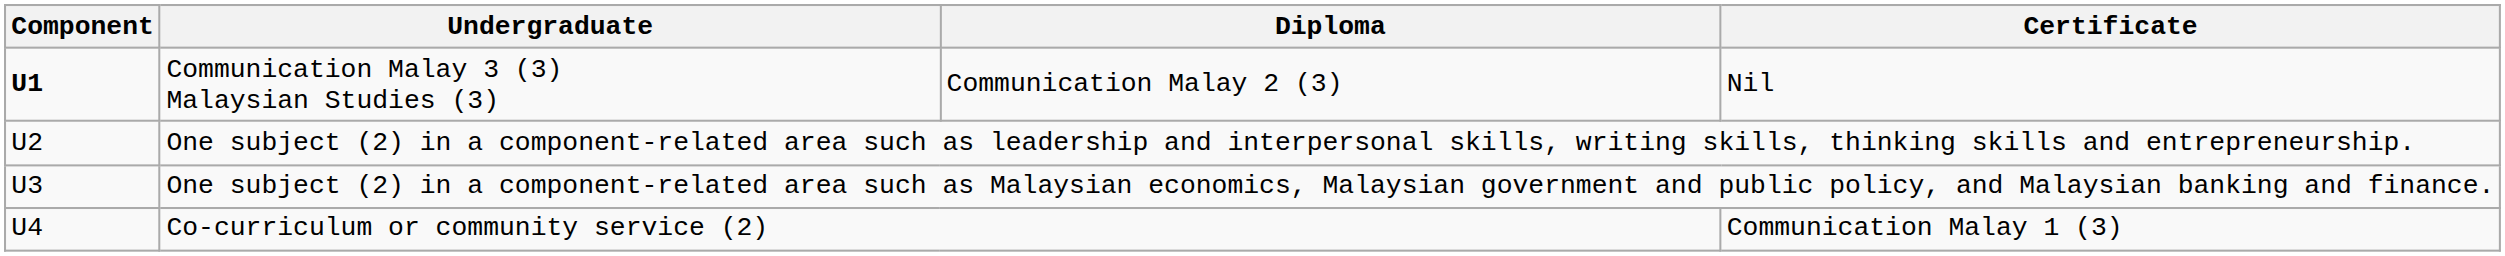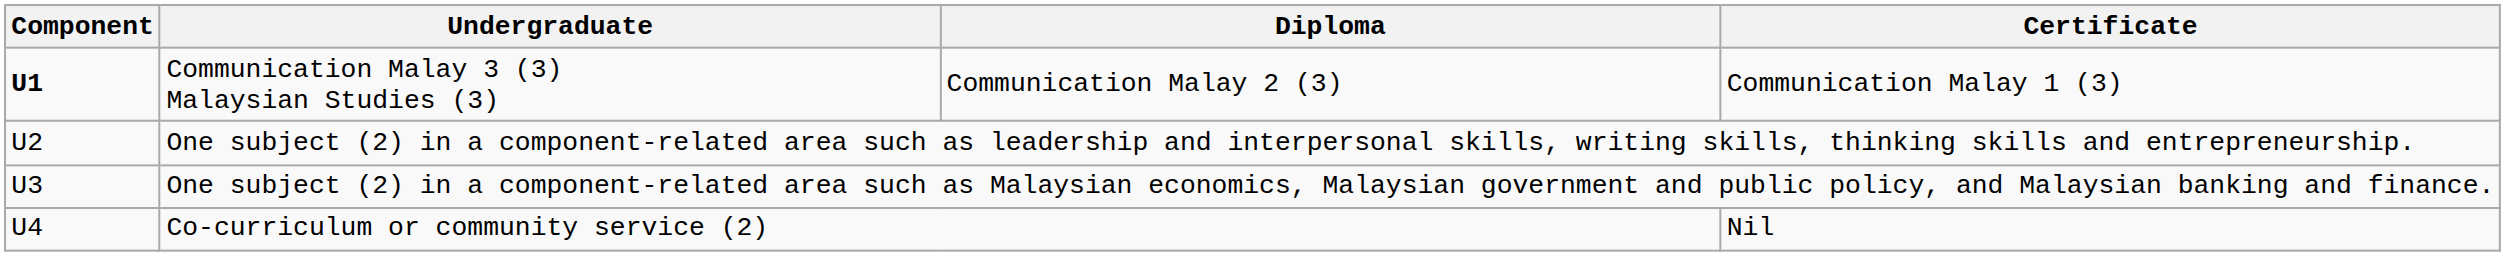(1750, 85) Nil -> (1925, 85) Communication Malay 1 (3)
(1925, 229) Communication Malay 1 (3) -> (1750, 229) Nil
